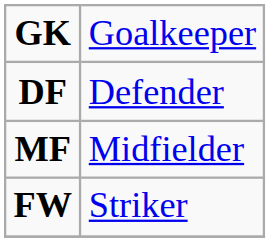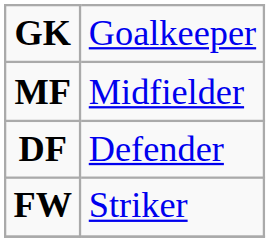rows swapped: (43, 90) <-> (43, 148)
